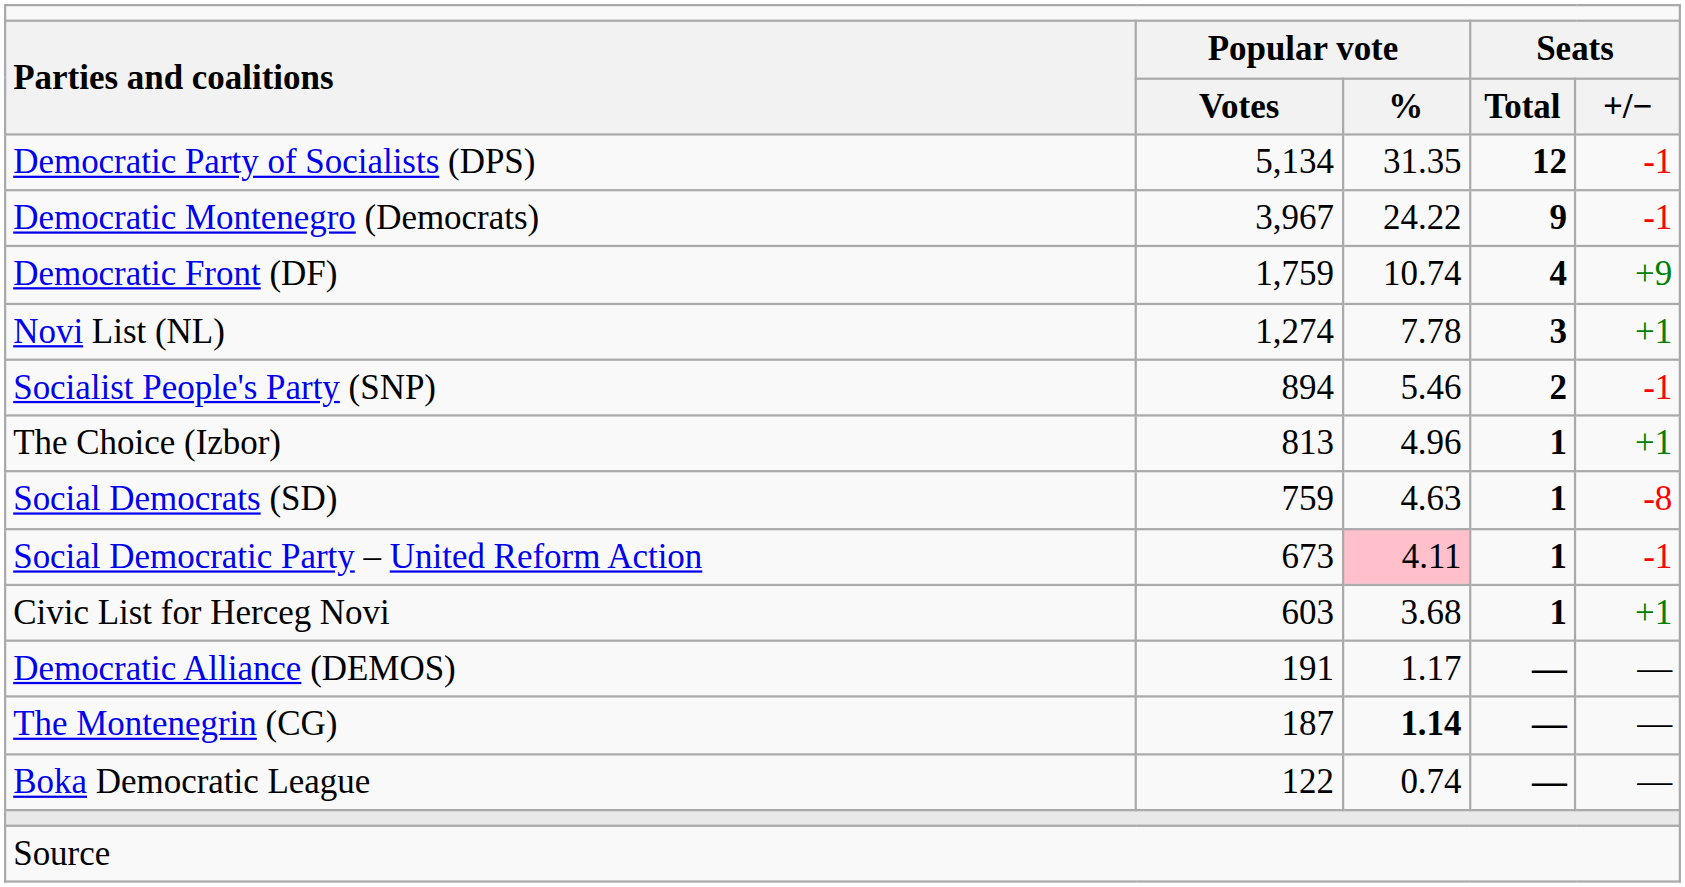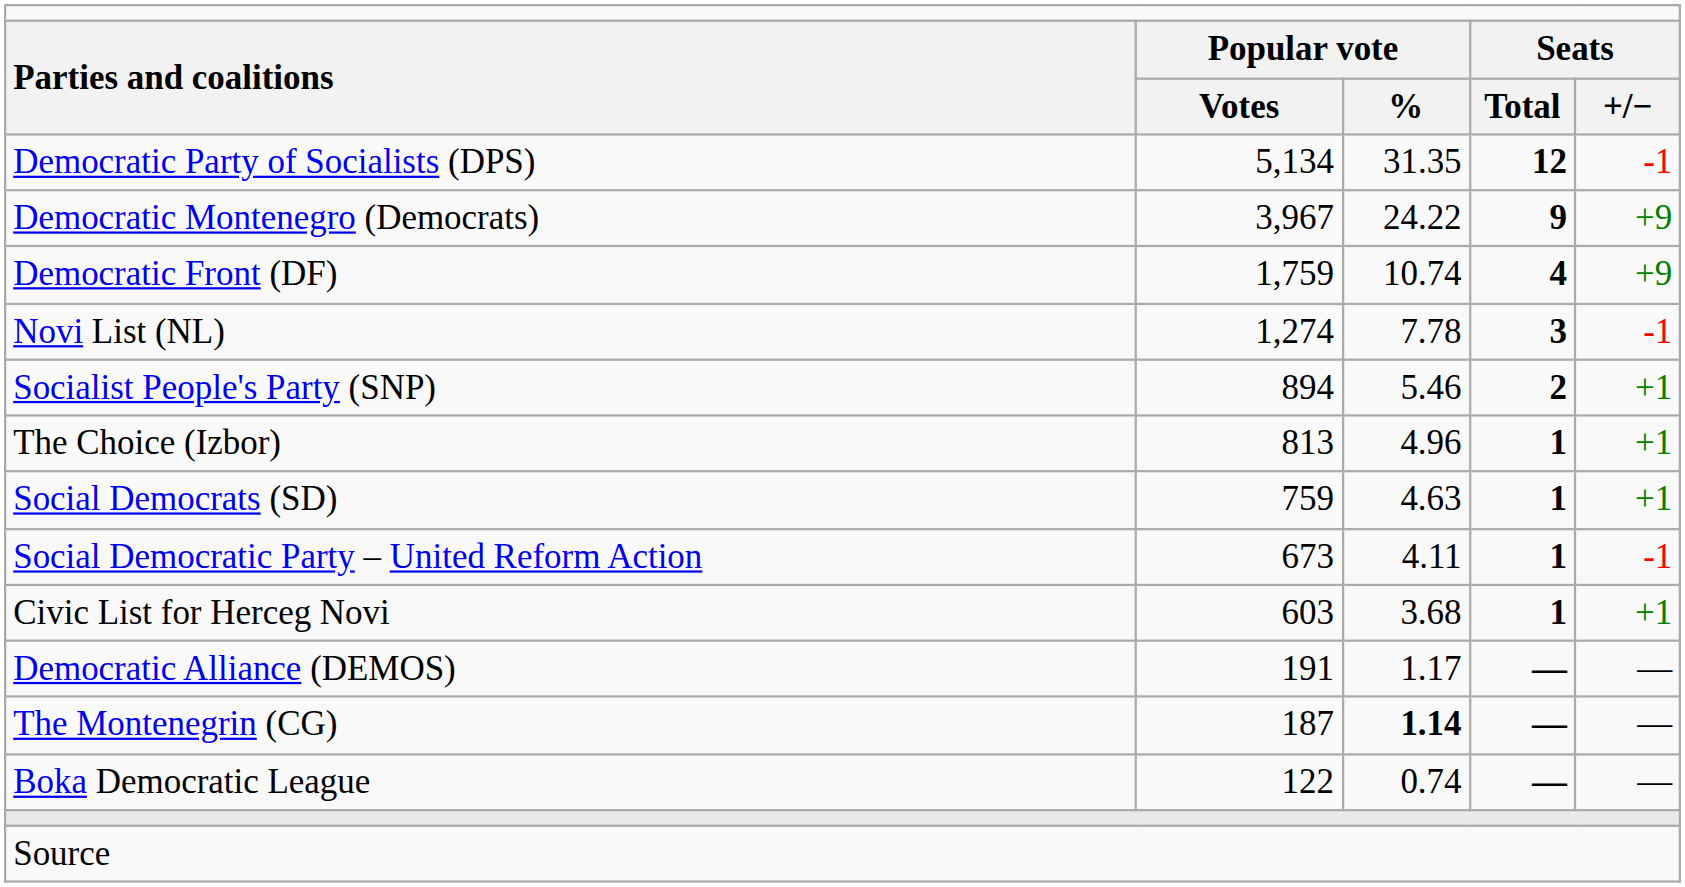(1658, 217) -1 -> (1654, 217) +9
(1654, 330) +1 -> (1658, 330) -1
(1658, 386) -1 -> (1654, 386) +1
(1658, 498) -8 -> (1654, 498) +1
(1432, 555) pink background -> (1432, 555) no background
